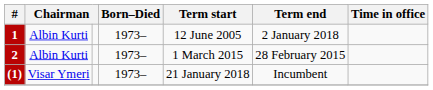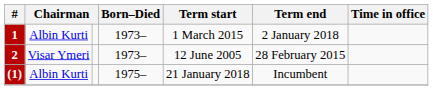(208, 34) 12 June 2005 -> (208, 34) 1 March 2015
(59, 54) Albin Kurti -> (59, 54) Visar Ymeri
(208, 54) 1 March 2015 -> (208, 54) 12 June 2005
(59, 74) Visar Ymeri -> (59, 74) Albin Kurti
(131, 74) 1973– -> (131, 74) 1975–
